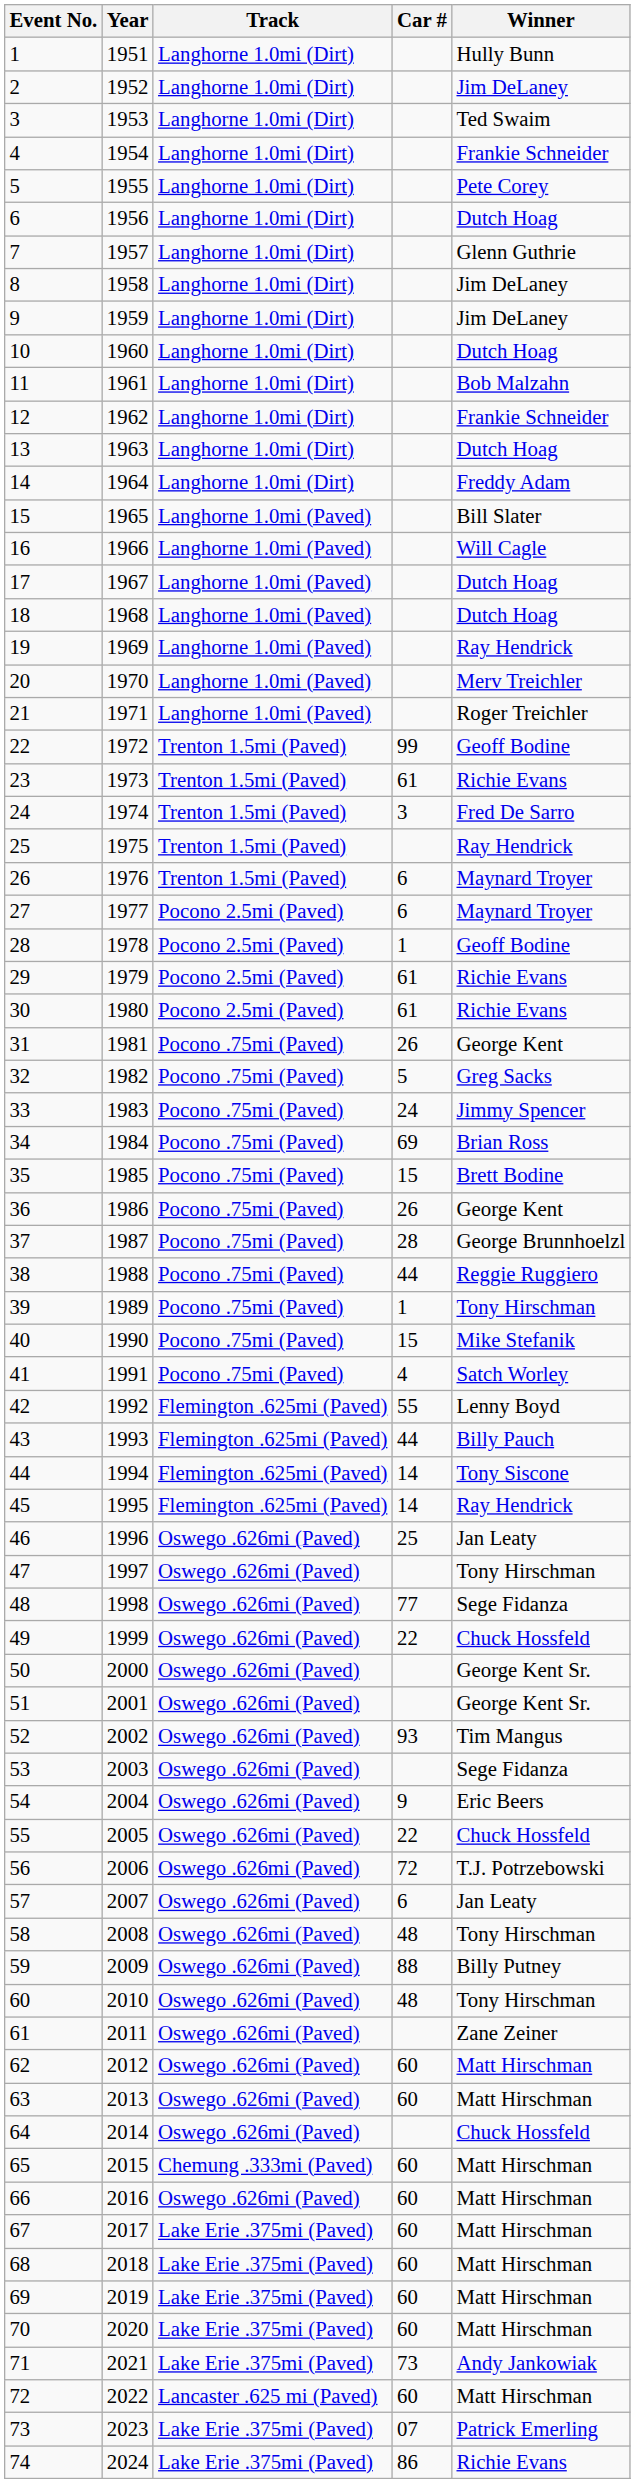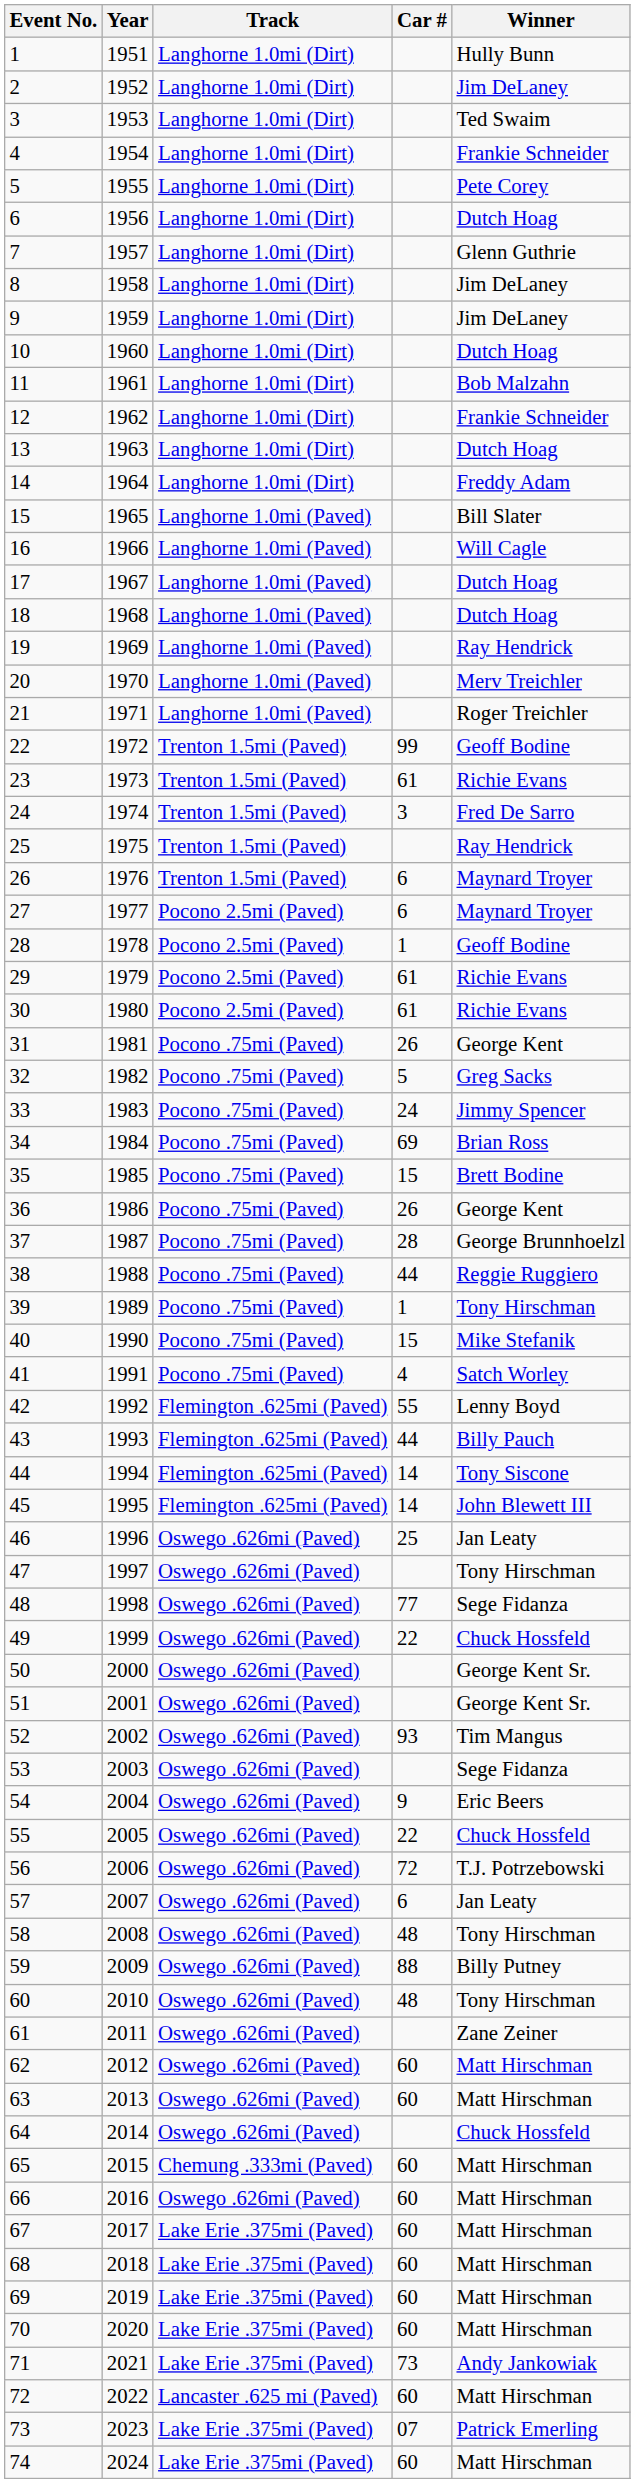(515, 1505) Ray Hendrick -> (524, 1505) John Blewett III
(407, 2462) 86 -> (407, 2462) 60
(512, 2462) Richie Evans -> (524, 2462) Matt Hirschman
